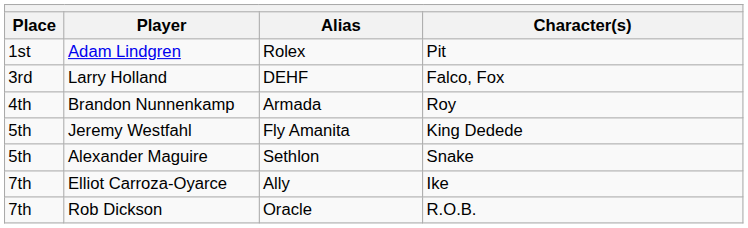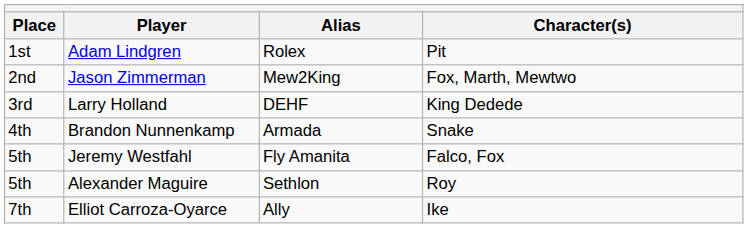+ row: (137, 78)
(465, 78) Falco, Fox -> (475, 104) King Dedede
(441, 104) Roy -> (450, 130) Snake
(475, 130) King Dedede -> (465, 157) Falco, Fox
(450, 157) Snake -> (441, 183) Roy
- row: (115, 210)
